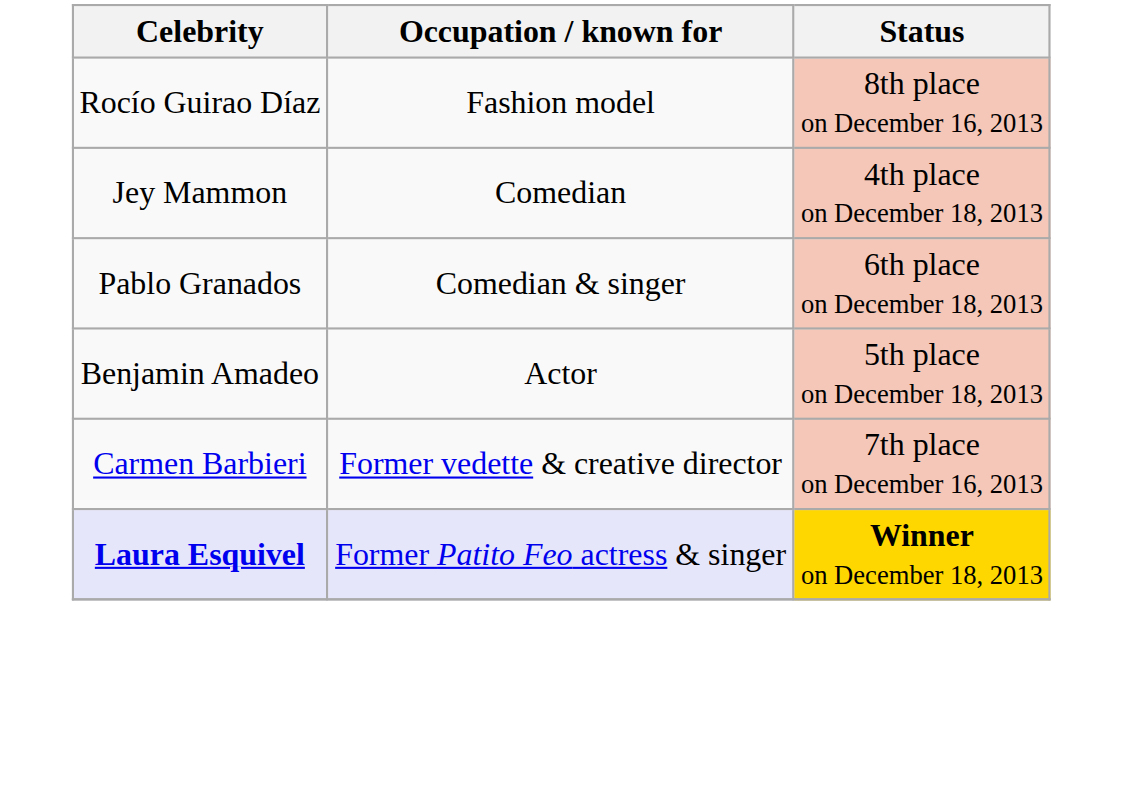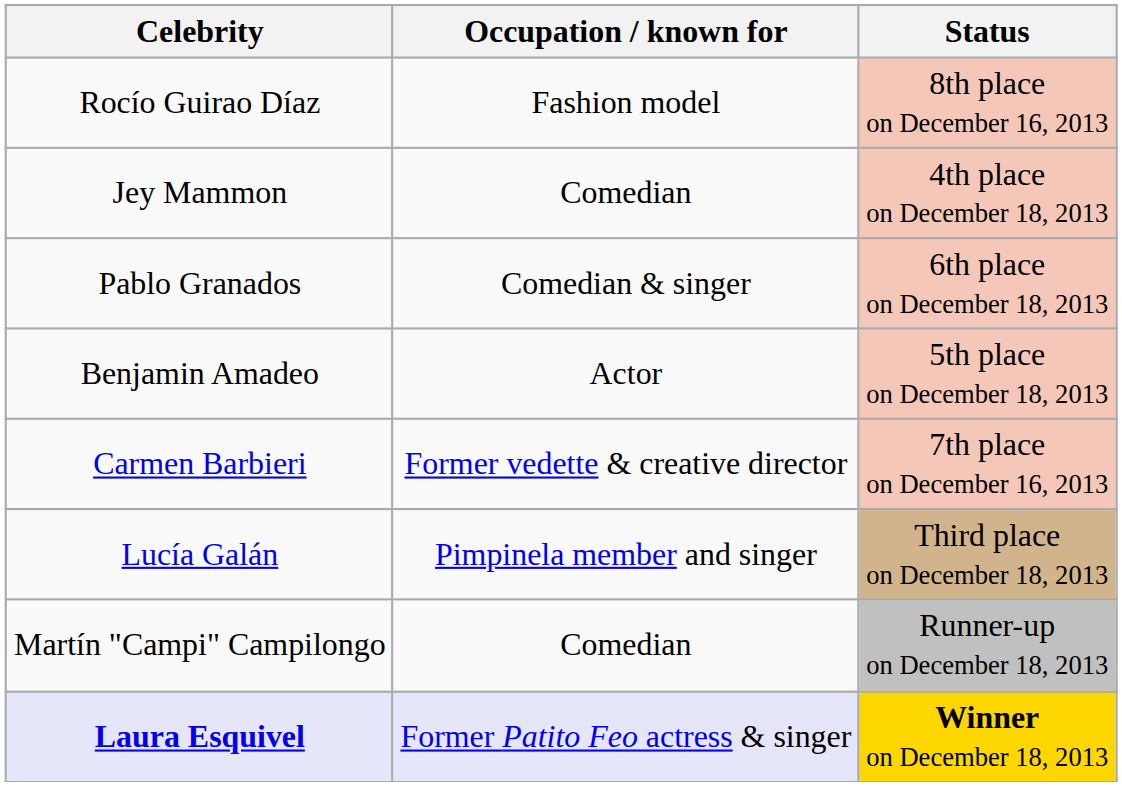+ row: (200, 554)
+ row: (200, 644)
